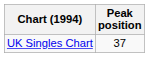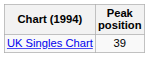(120, 43) 37 -> (120, 43) 39
